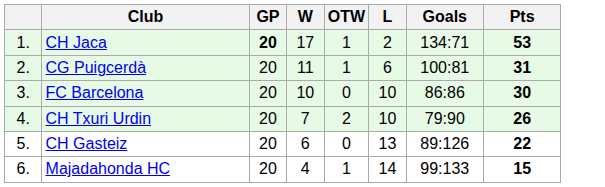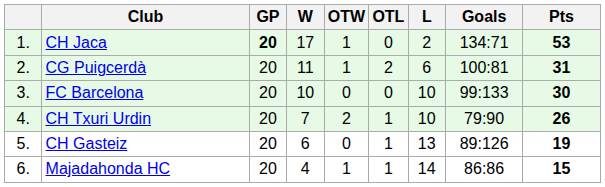+ column: (388, 17)
(445, 93) 86:86 -> (484, 93) 99:133
(522, 144) 22 -> (562, 144) 19
(445, 169) 99:133 -> (484, 169) 86:86
